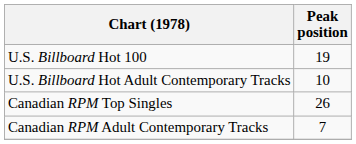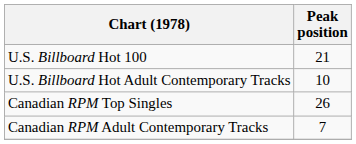(323, 56) 19 -> (323, 56) 21
